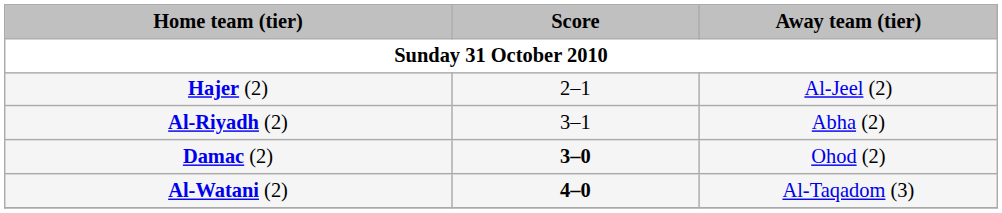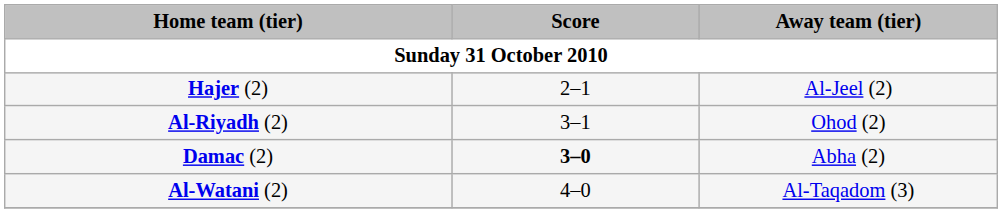(848, 122) Abha (2) -> (848, 122) Ohod (2)
(848, 156) Ohod (2) -> (848, 156) Abha (2)
(575, 190) bold -> (575, 190) normal
